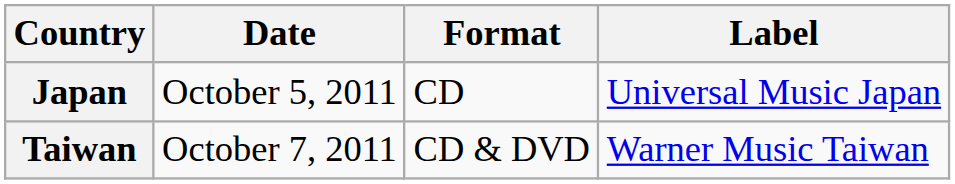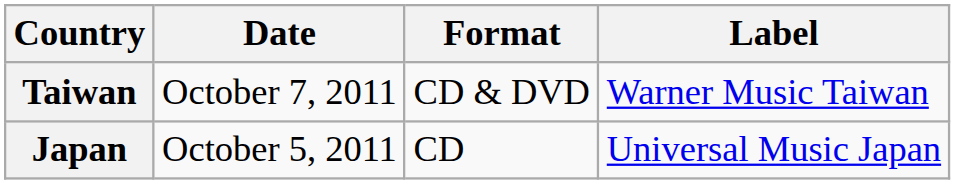rows swapped: (79, 91) <-> (79, 149)
